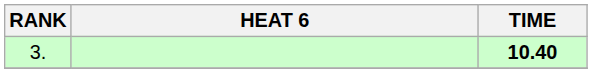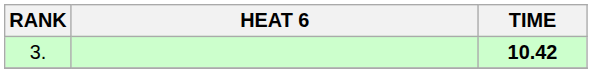(532, 52) 10.40 -> (532, 52) 10.42
